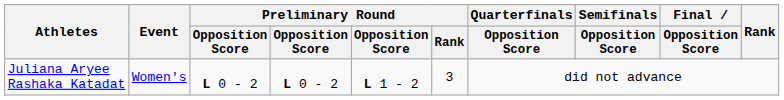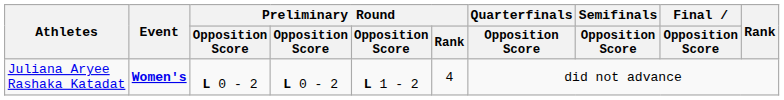(159, 76) normal -> (159, 76) bold
(449, 76) 3 -> (449, 76) 4
